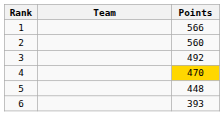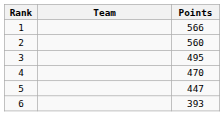(195, 58) 492 -> (195, 58) 495
(195, 73) gold background -> (195, 73) no background
(195, 88) 448 -> (195, 88) 447
